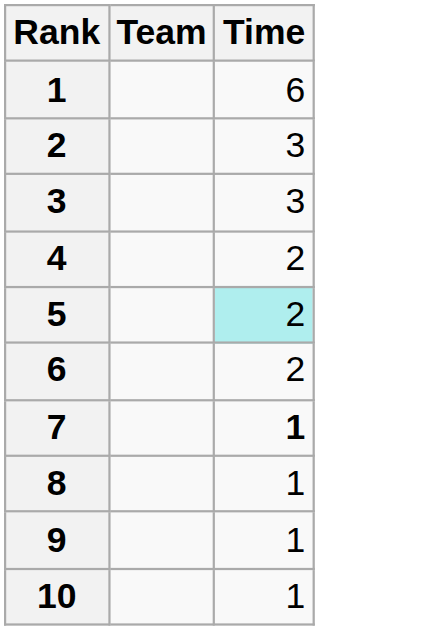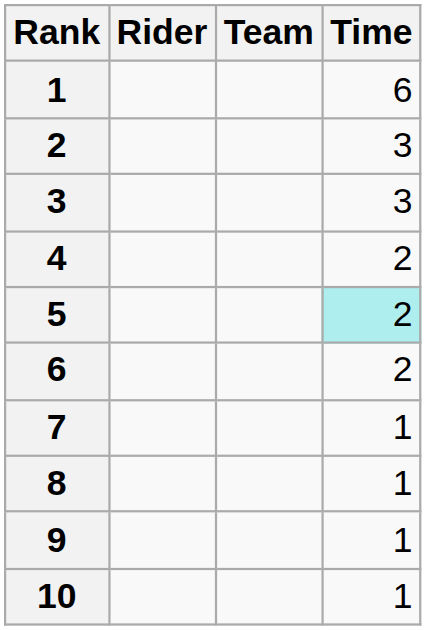+ column: (162, 32)
(295, 426) bold -> (403, 426) normal
